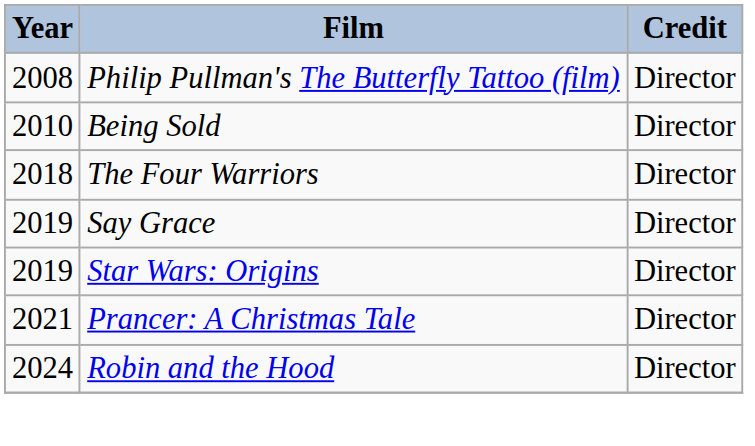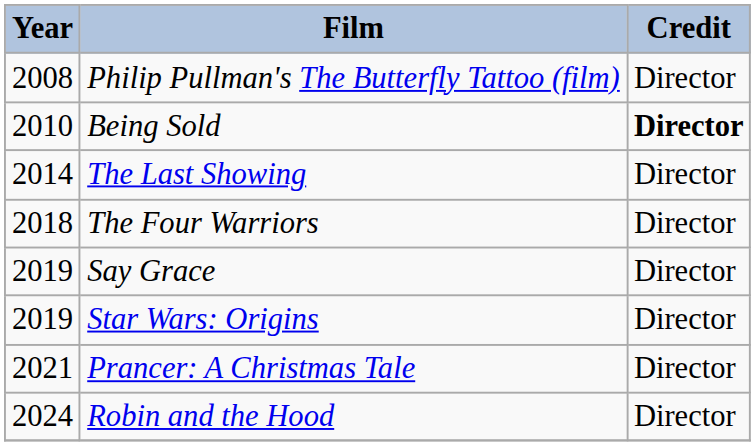(685, 125) normal -> (689, 125) bold
+ row: (197, 174)
